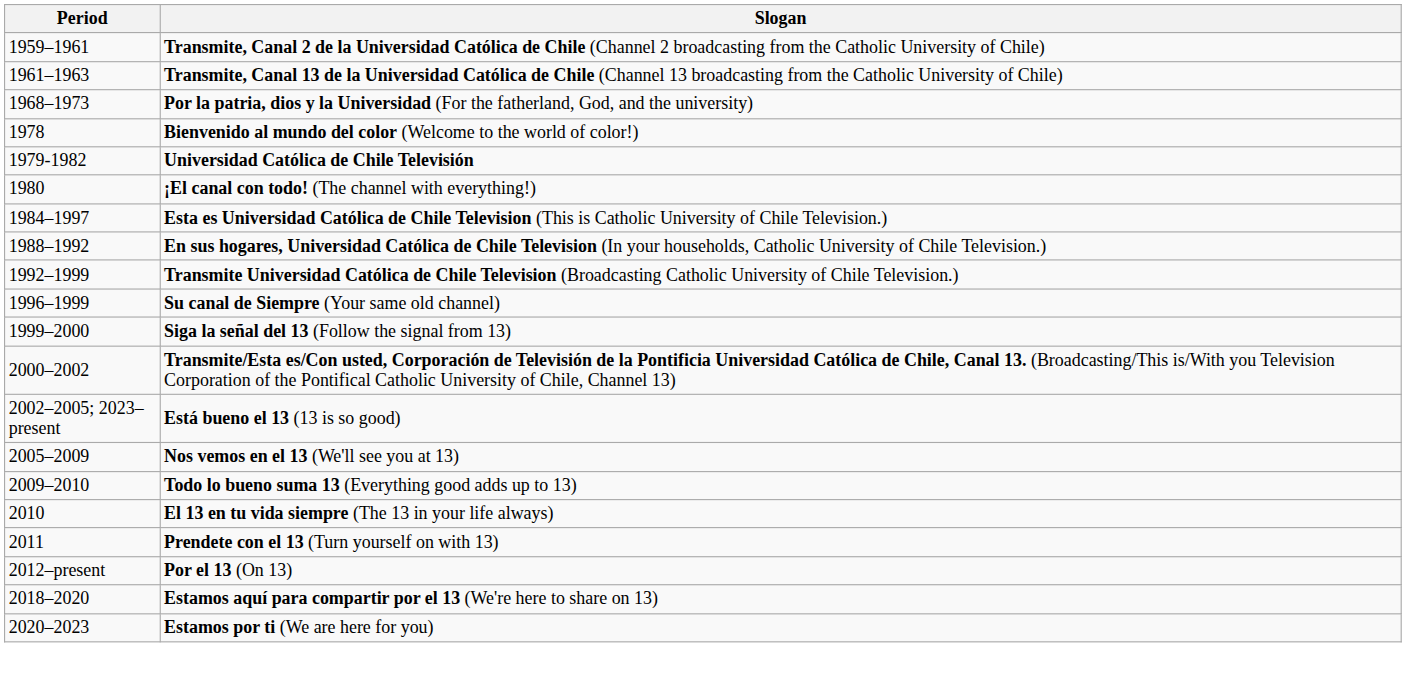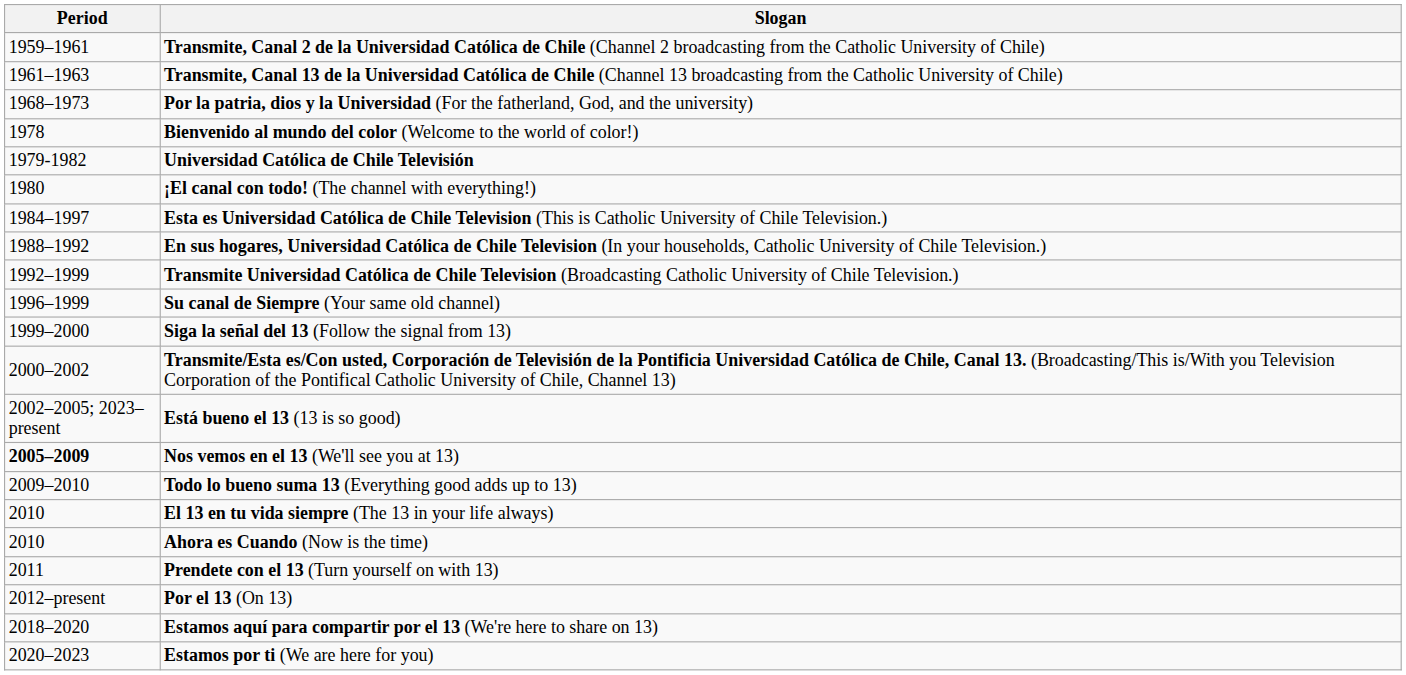(49, 456) normal -> (49, 456) bold
+ row: (296, 542)
